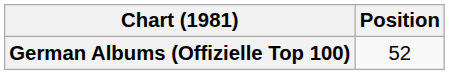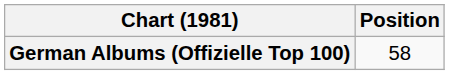(400, 52) 52 -> (400, 52) 58
